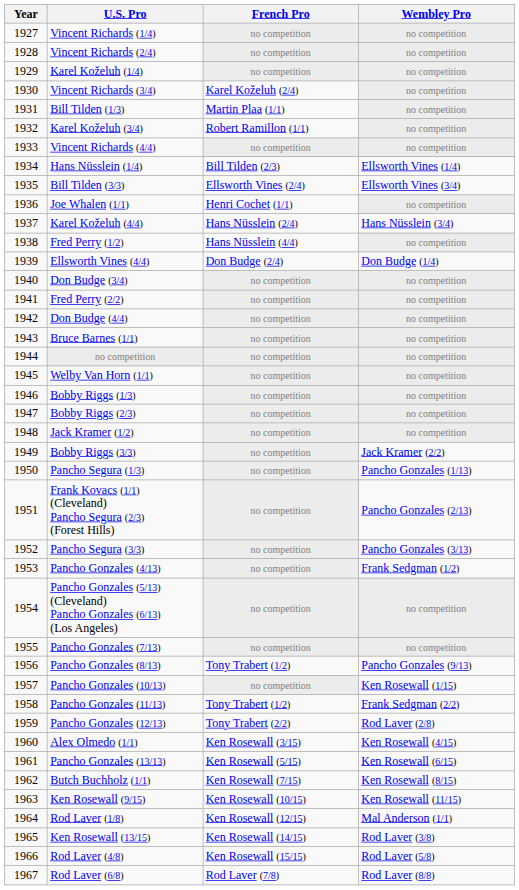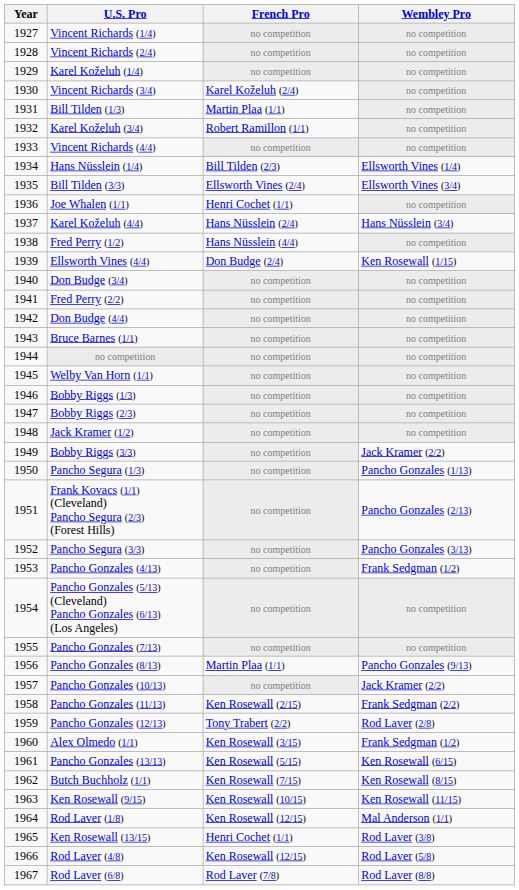(400, 261) Don Budge (1/4) -> (409, 261) Ken Rosewall (1/15)
(248, 665) Tony Trabert (1/2) -> (245, 665) Martin Plaa (1/1)
(409, 684) Ken Rosewall (1/15) -> (403, 684) Jack Kramer (2/2)
(248, 704) Tony Trabert (1/2) -> (253, 704) Ken Rosewall (2/15)
(409, 742) Ken Rosewall (4/15) -> (410, 742) Frank Sedgman (1/2)
(256, 837) Ken Rosewall (14/15) -> (249, 837) Henri Cochet (1/1)
(256, 856) Ken Rosewall (15/15) -> (256, 856) Ken Rosewall (12/15)
